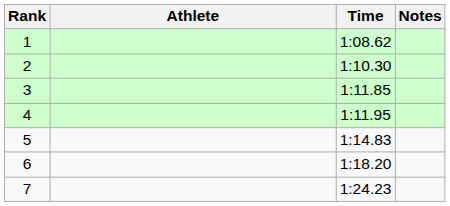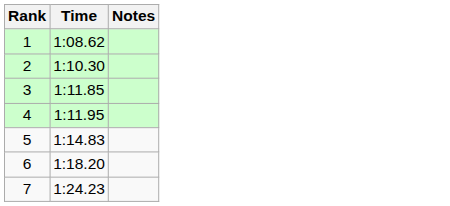- column: (193, 16)
